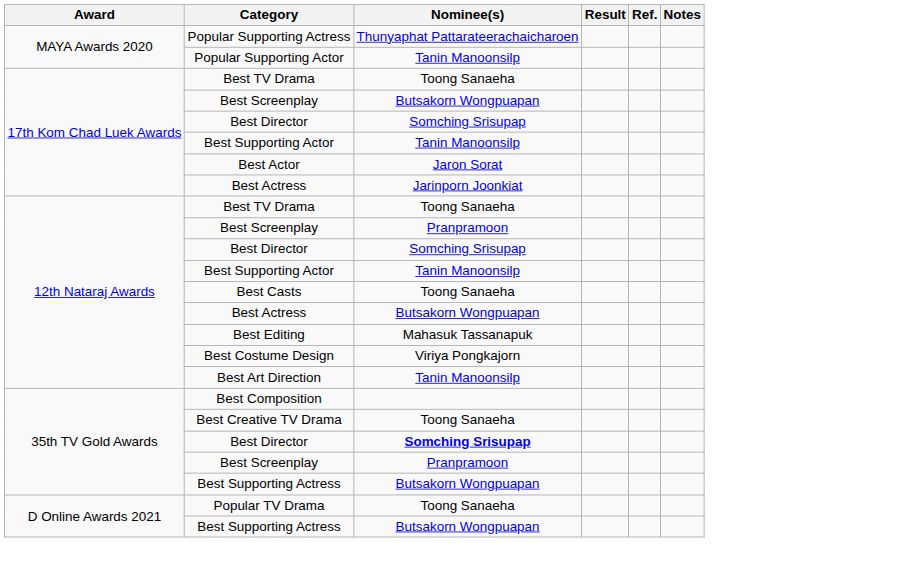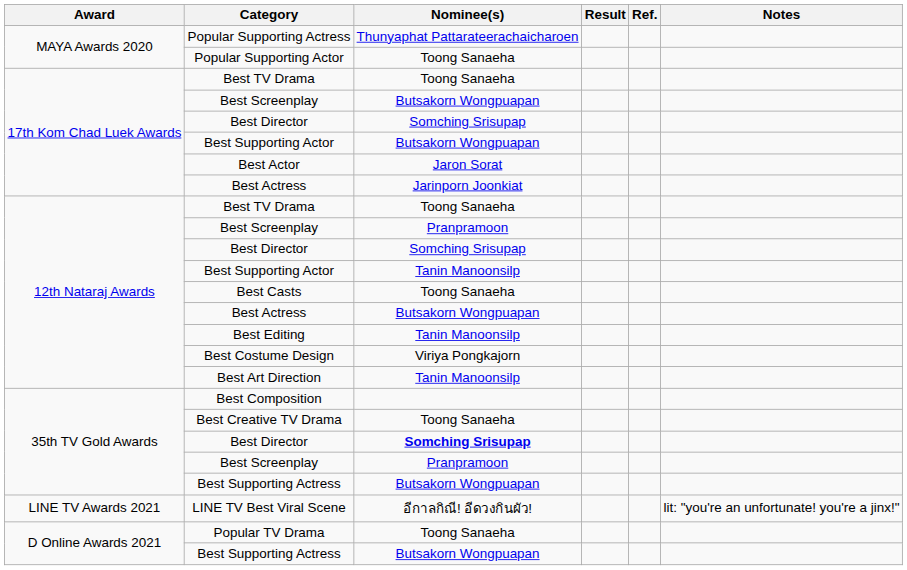(468, 57) Tanin Manoonsilp -> (468, 57) Toong Sanaeha
(468, 143) Tanin Manoonsilp -> (468, 143) Butsakorn Wongpuapan
(468, 334) Mahasuk Tassanapuk -> (468, 334) Tanin Manoonsilp
+ row: (94, 508)
